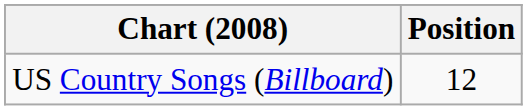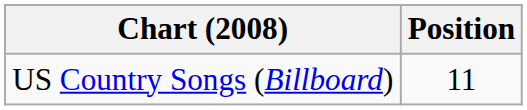(461, 78) 12 -> (461, 78) 11
